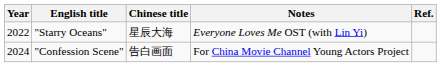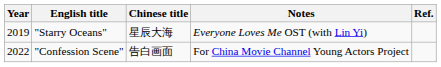(18, 32) 2022 -> (18, 32) 2019
(18, 52) 2024 -> (18, 52) 2022
